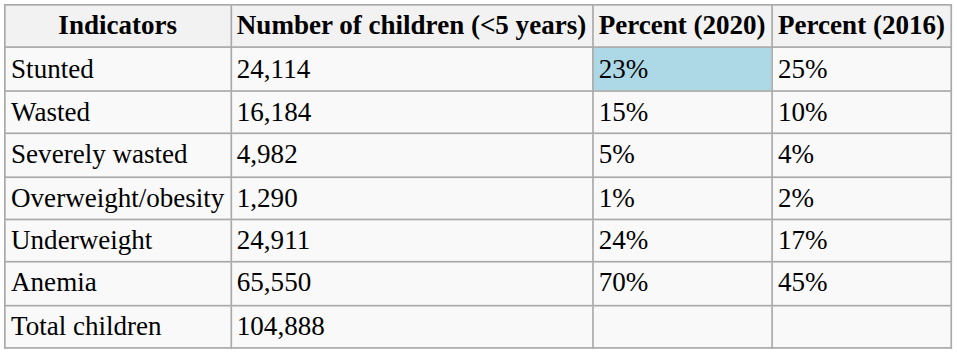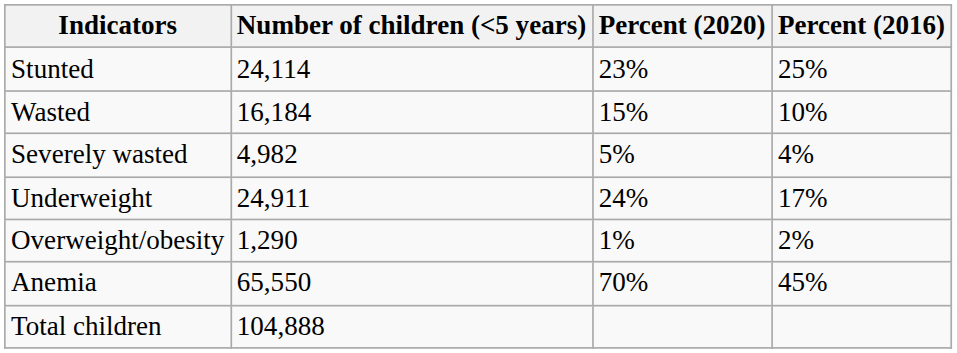(623, 68) lightblue background -> (623, 68) no background
rows swapped: (82, 240) <-> (118, 197)
